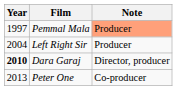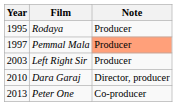+ row: (48, 28)
(17, 45) 2004 -> (17, 61) 2003
(17, 61) bold -> (17, 77) normal
